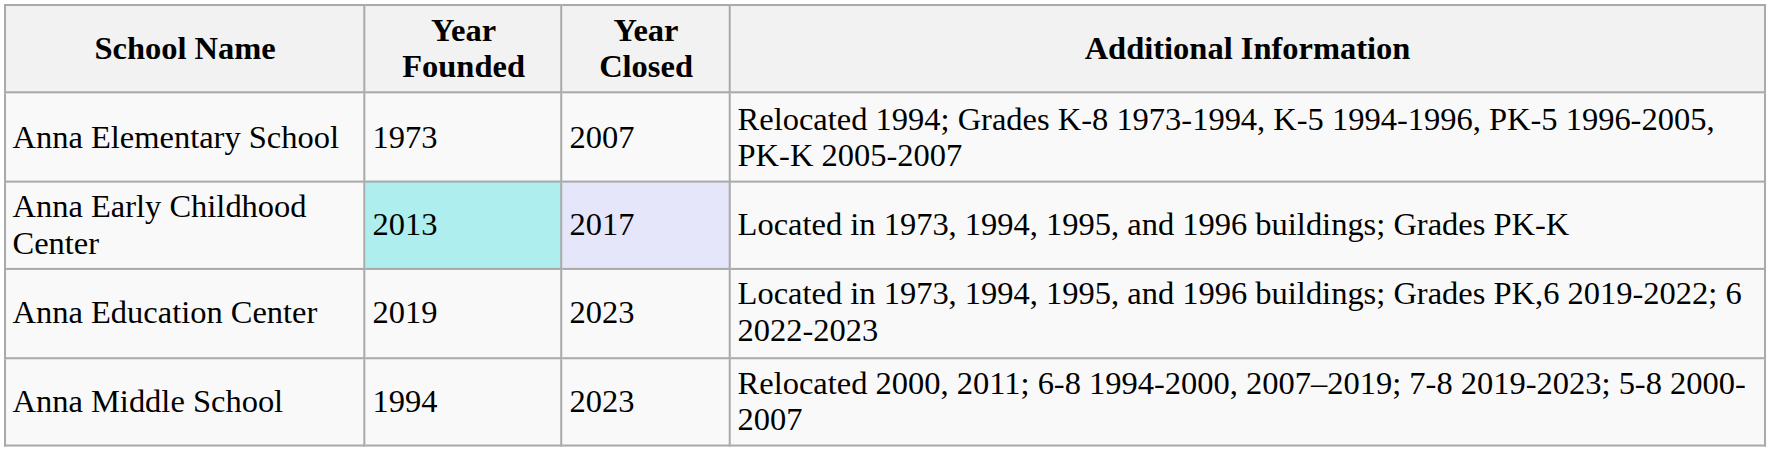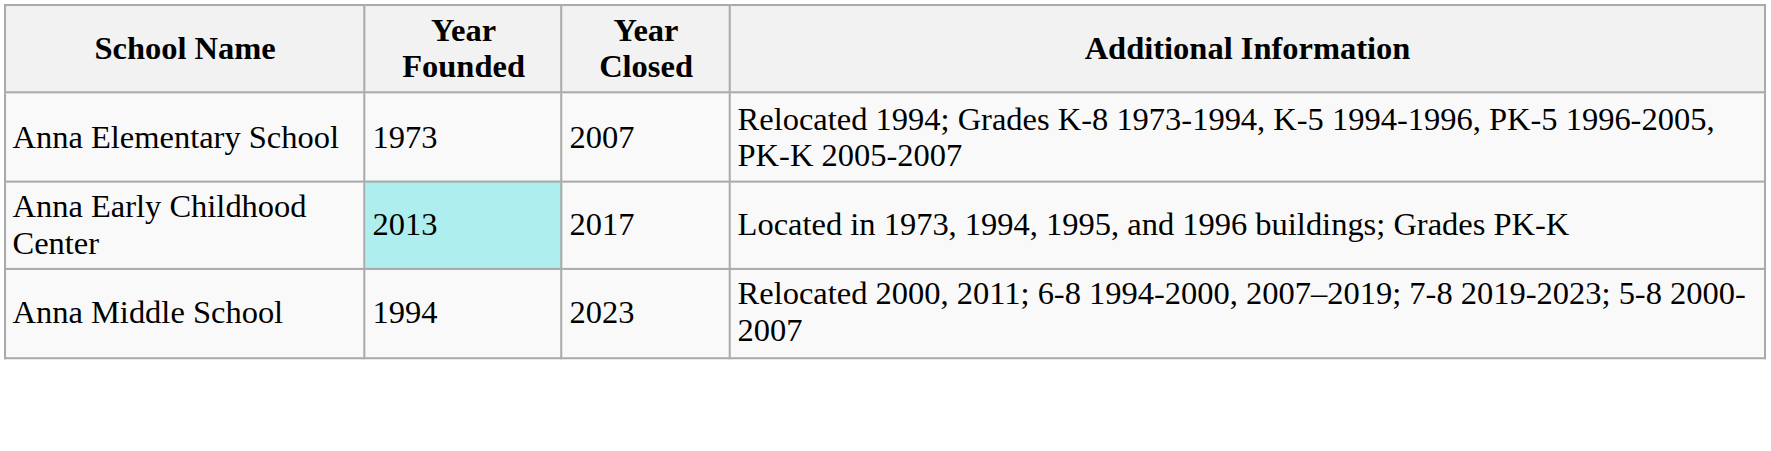(602, 224) lavender background -> (602, 224) no background
- row: (165, 312)
